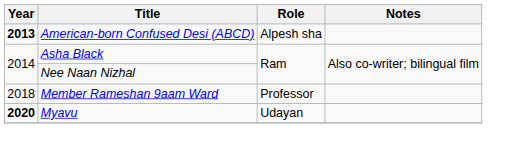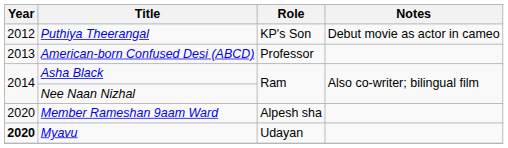+ row: (95, 34)
(21, 34) bold -> (21, 53) normal
(291, 34) Alpesh sha -> (287, 53) Professor
(21, 93) 2018 -> (21, 113) 2020
(287, 93) Professor -> (291, 113) Alpesh sha
